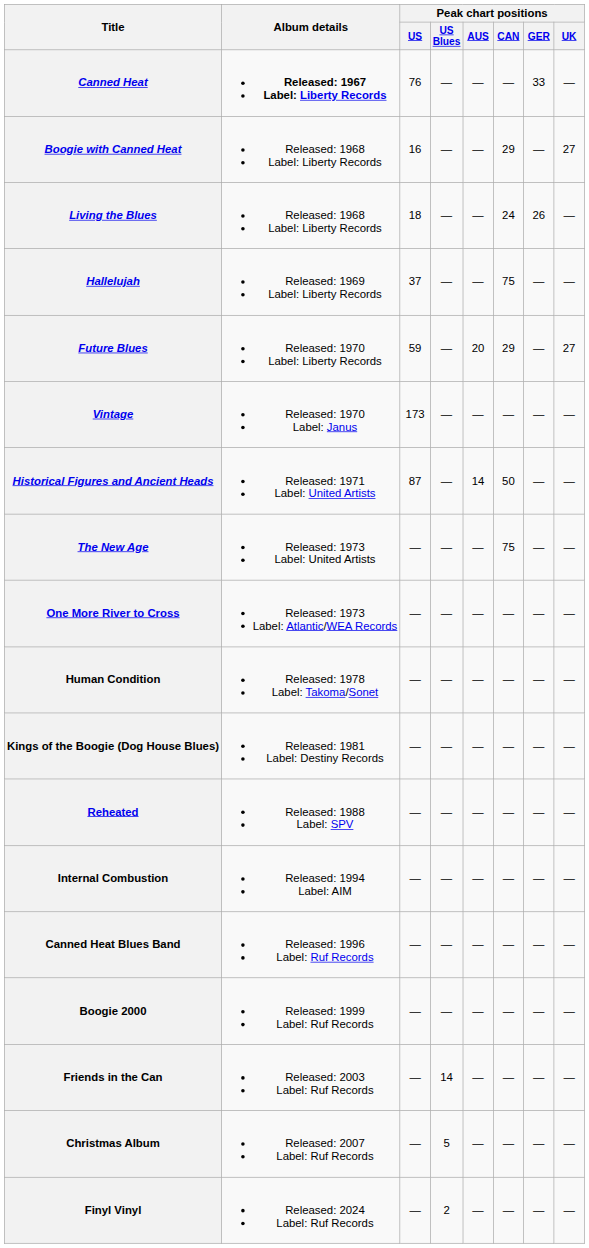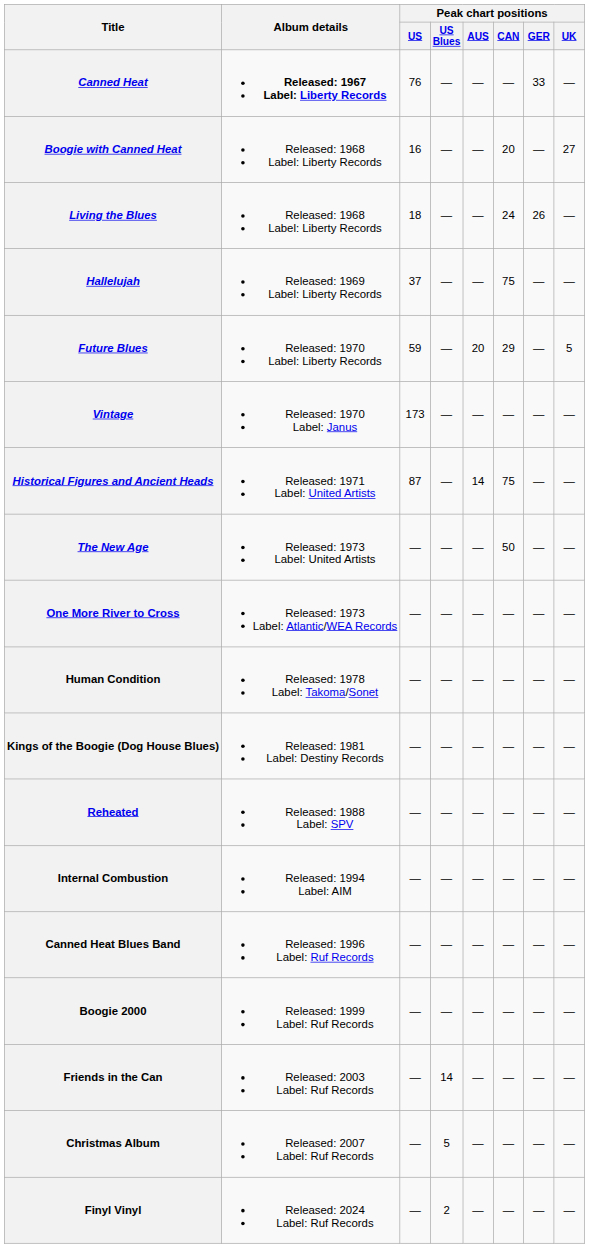(508, 149) 29 -> (508, 149) 20
(569, 348) 27 -> (569, 348) 5
(508, 480) 50 -> (508, 480) 75
(508, 547) 75 -> (508, 547) 50
